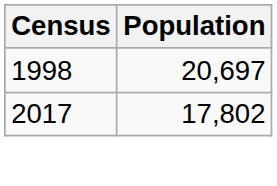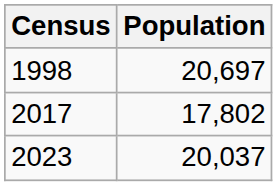+ row: (42, 157)
